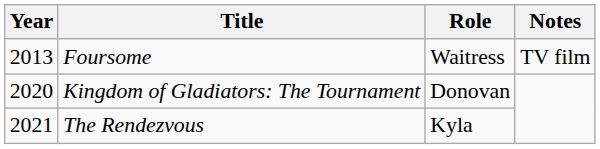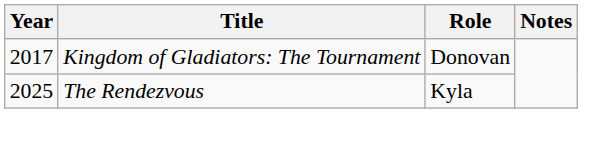- row: (107, 56)
(31, 90) 2020 -> (31, 56) 2017
(31, 125) 2021 -> (31, 90) 2025
